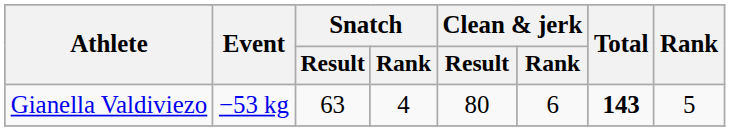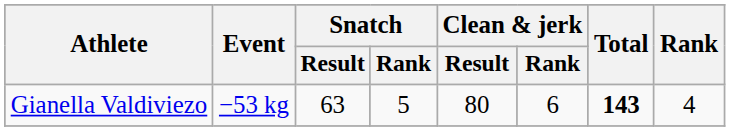(404, 105) 4 -> (404, 105) 5
(689, 105) 5 -> (689, 105) 4
